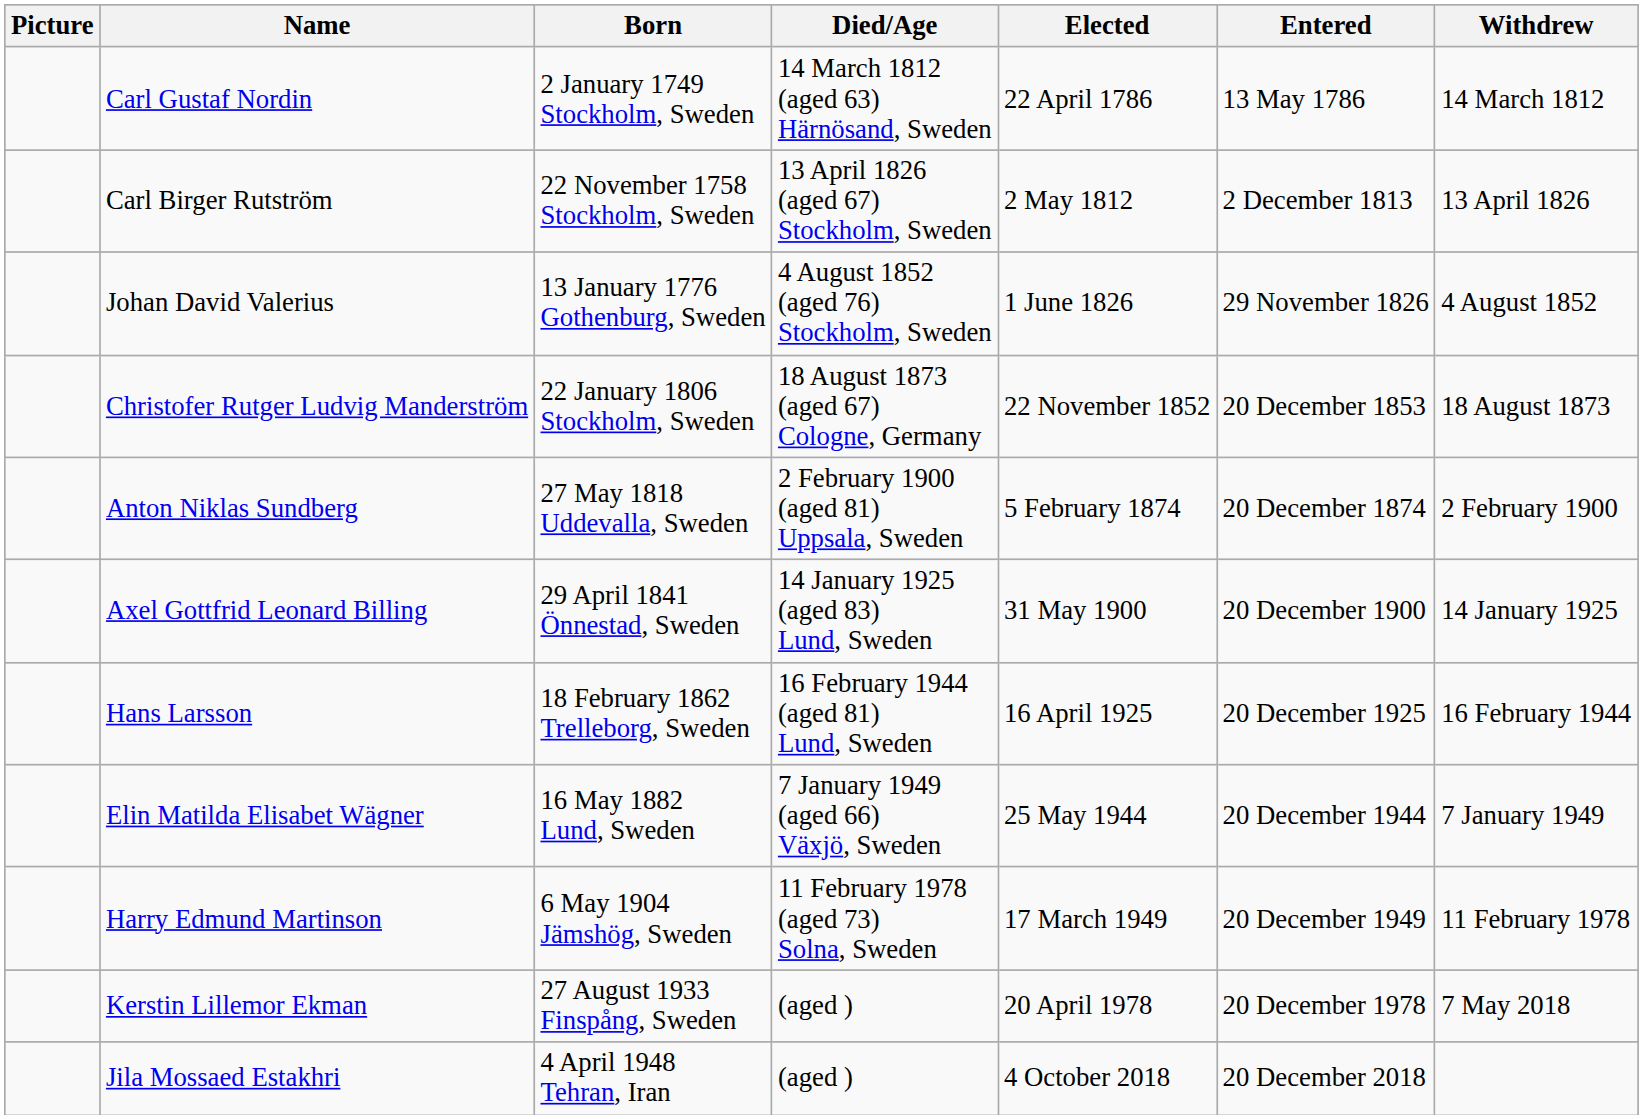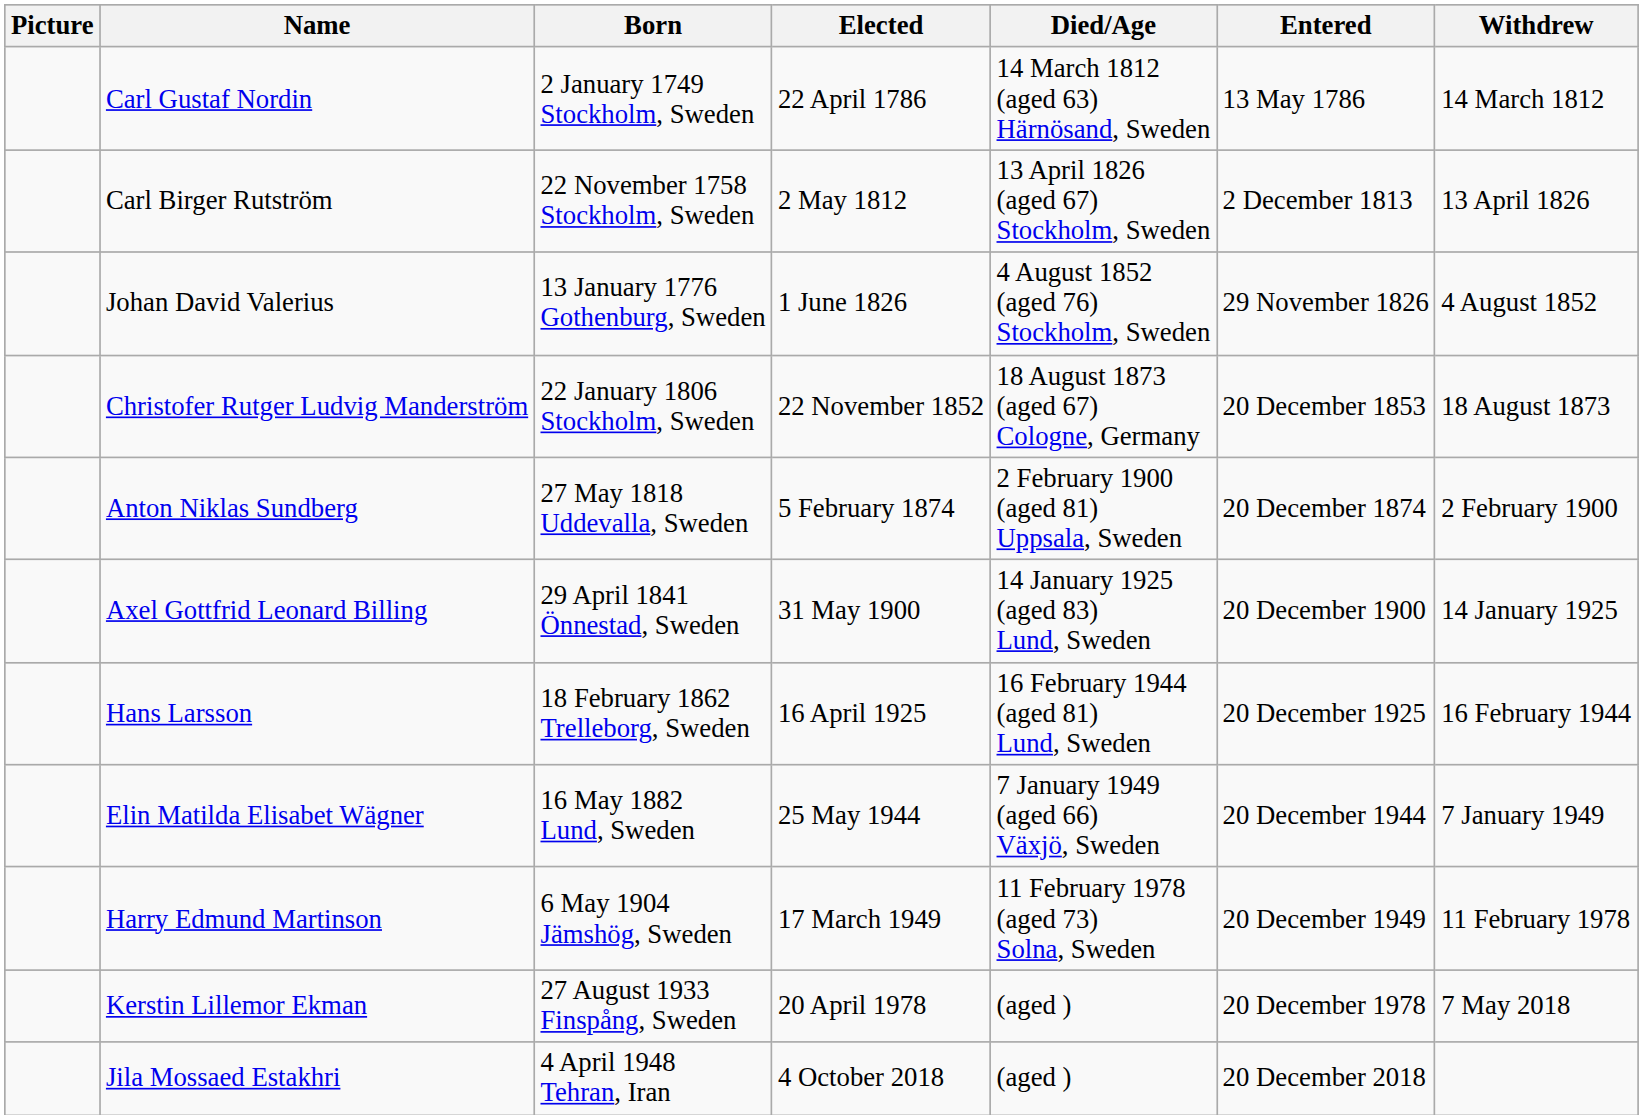columns swapped: (885, 25) <-> (1107, 25)
